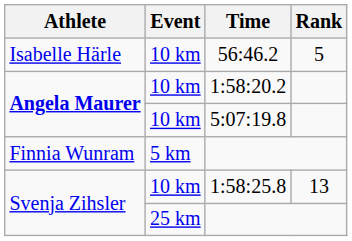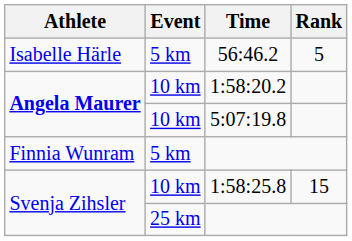(175, 54) 10 km -> (170, 54) 5 km
(319, 186) 13 -> (319, 186) 15
